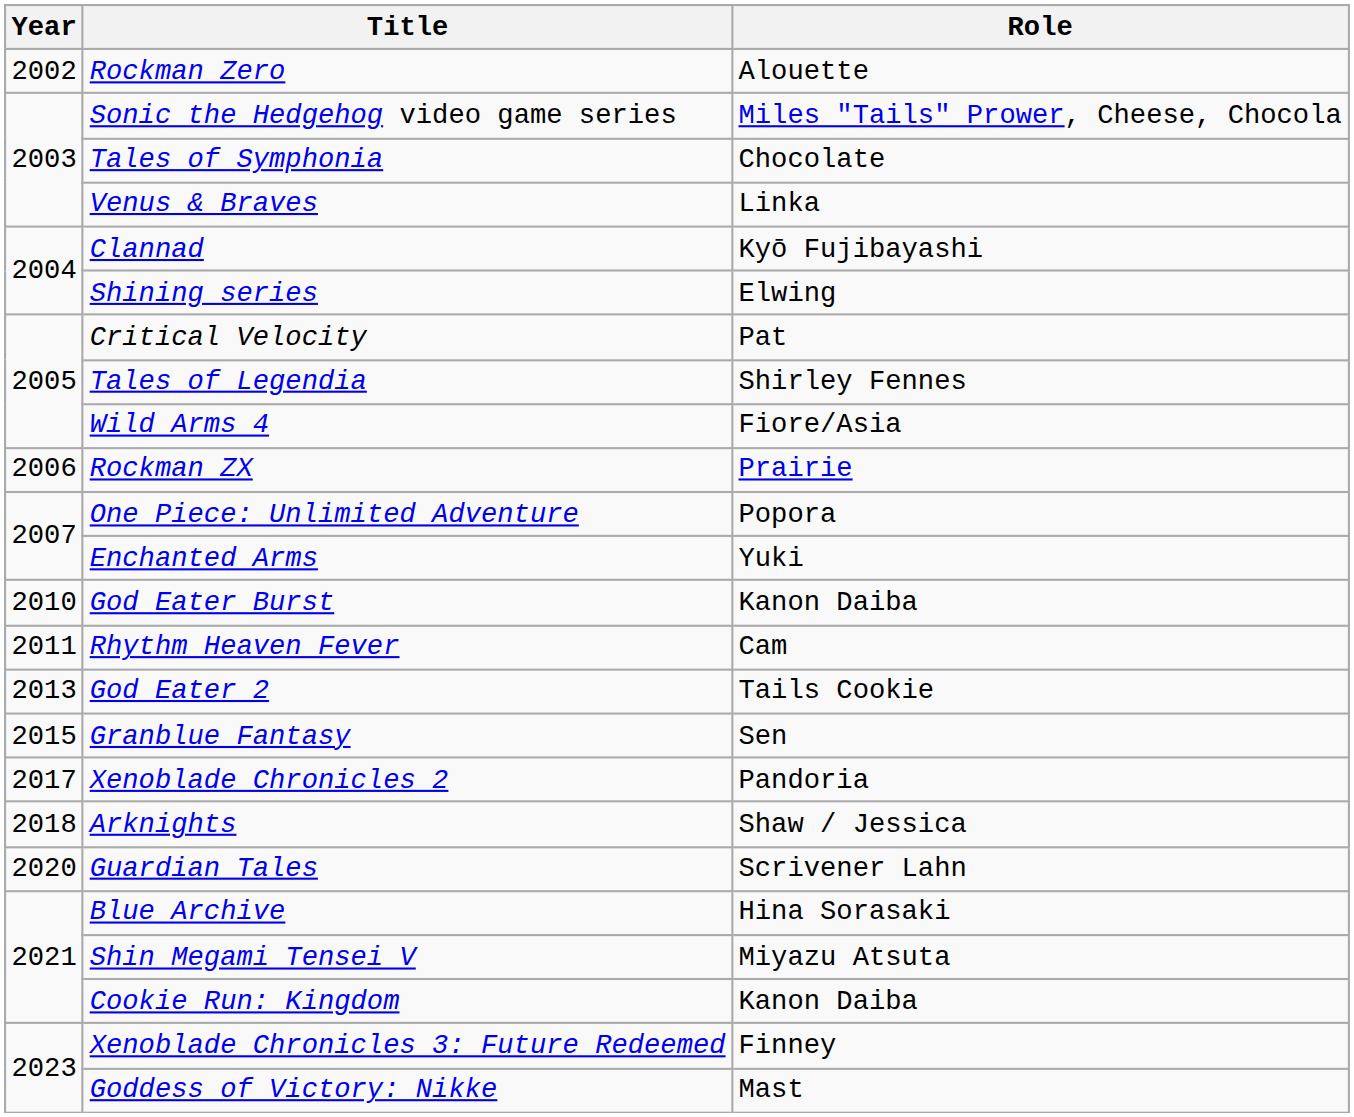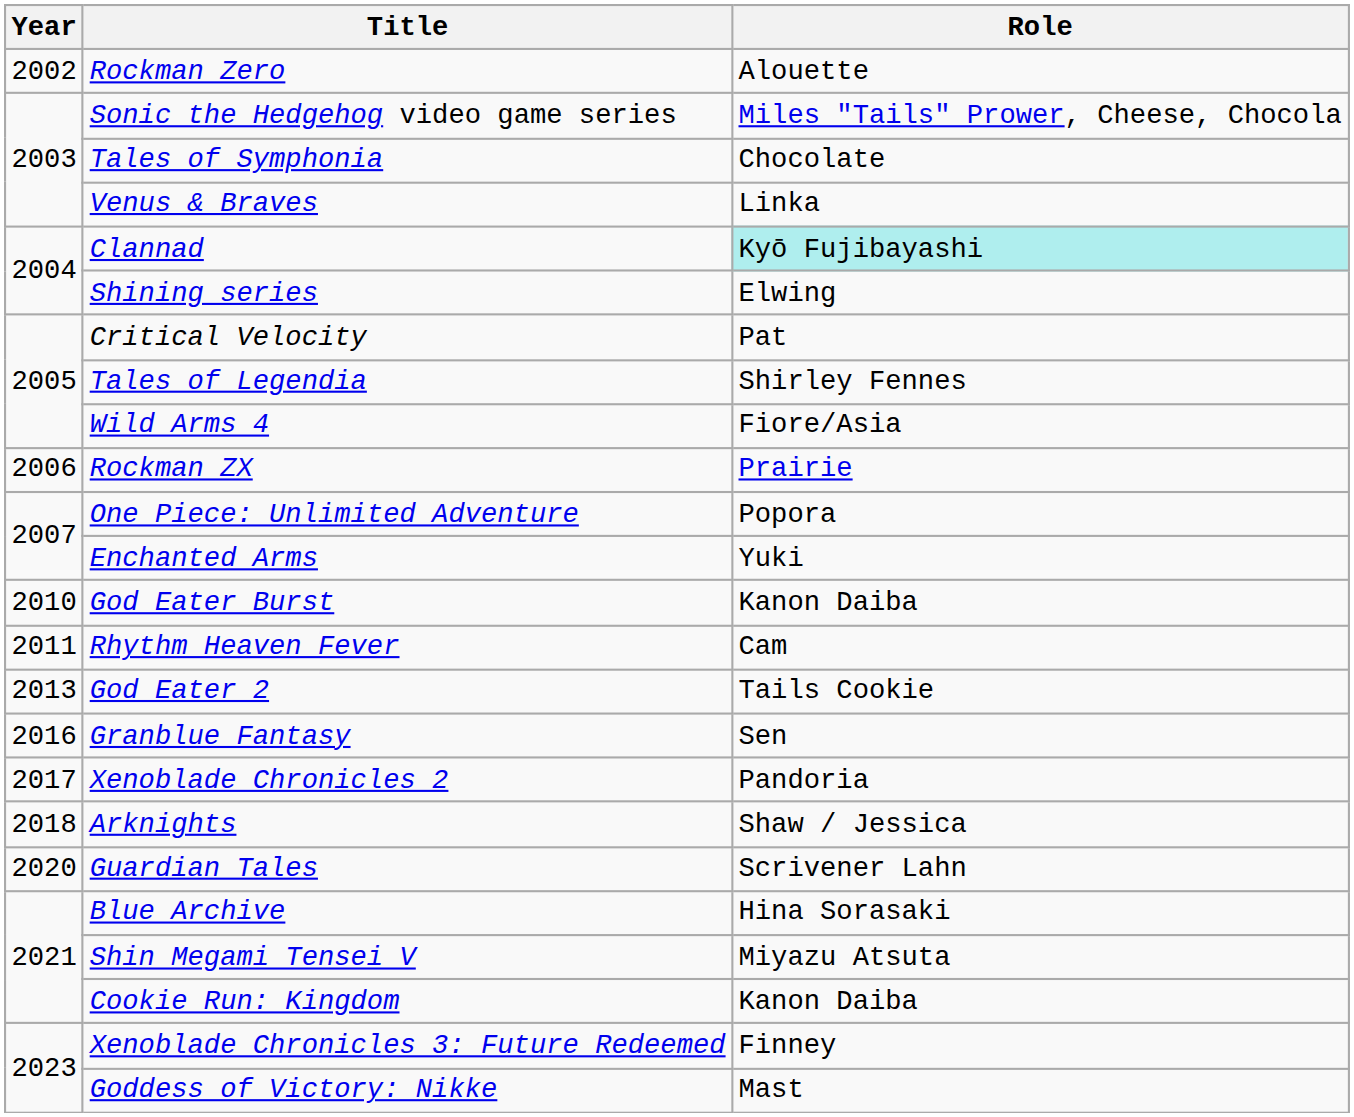(861, 249) no background -> (861, 249) paleturquoise background
(44, 736) 2015 -> (44, 736) 2016
